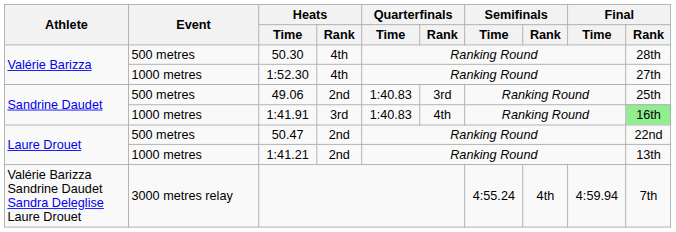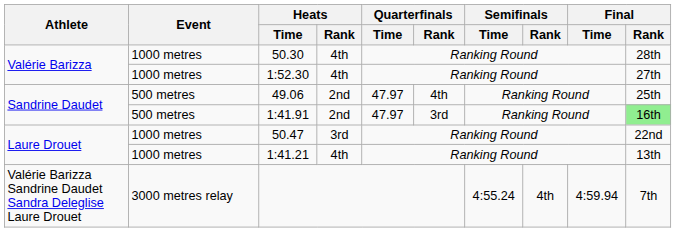(163, 55) 500 metres -> (167, 55) 1000 metres
(391, 95) 1:40.83 -> (388, 95) 47.97
(442, 95) 3rd -> (439, 95) 4th
(167, 115) 1000 metres -> (163, 115) 500 metres
(339, 115) 3rd -> (339, 115) 2nd
(391, 115) 1:40.83 -> (388, 115) 47.97
(442, 115) 4th -> (439, 115) 3rd
(163, 135) 500 metres -> (167, 135) 1000 metres
(339, 135) 2nd -> (339, 135) 3rd
(339, 155) 2nd -> (339, 155) 4th
